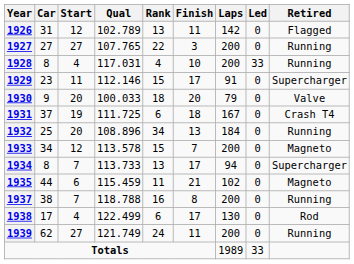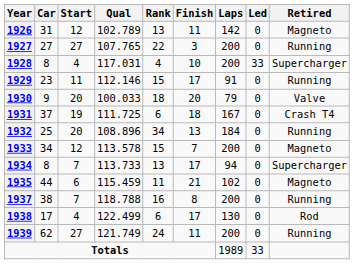(309, 30) Flagged -> (309, 30) Magneto
(309, 64) Running -> (309, 64) Supercharger
(309, 81) Supercharger -> (309, 81) Running
